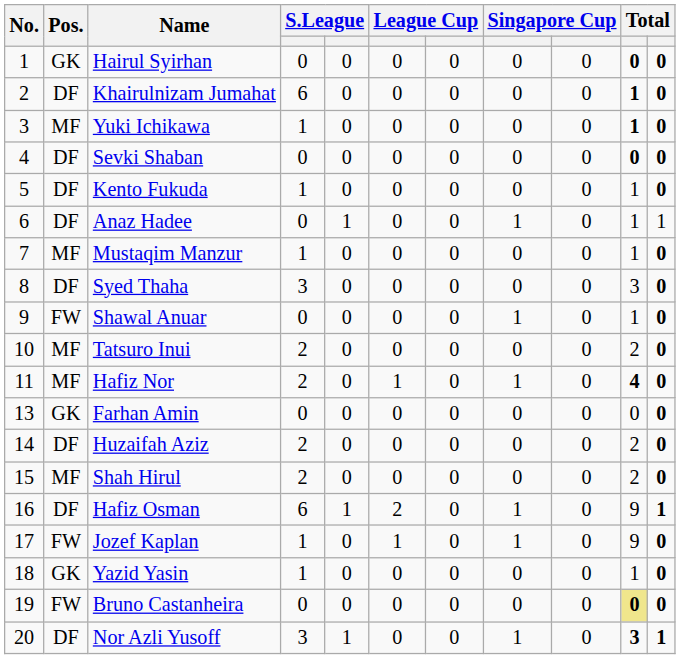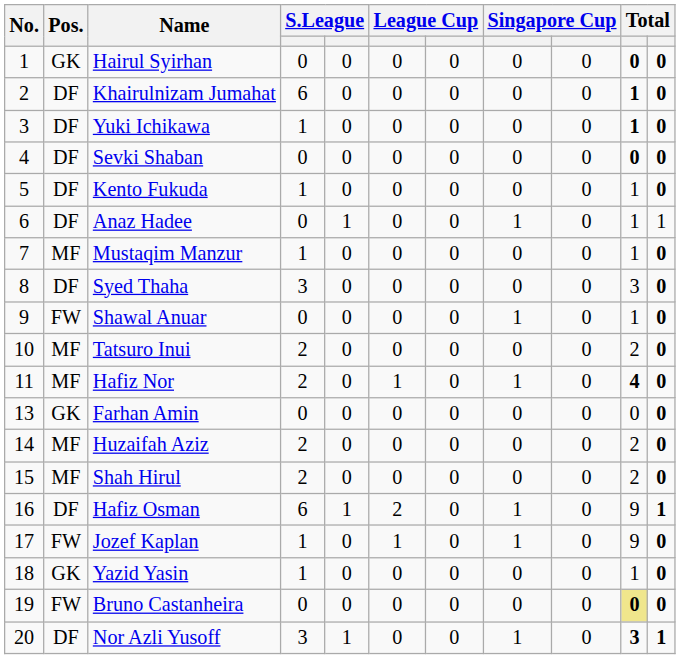(66, 125) MF -> (66, 125) DF
(66, 445) DF -> (66, 445) MF
